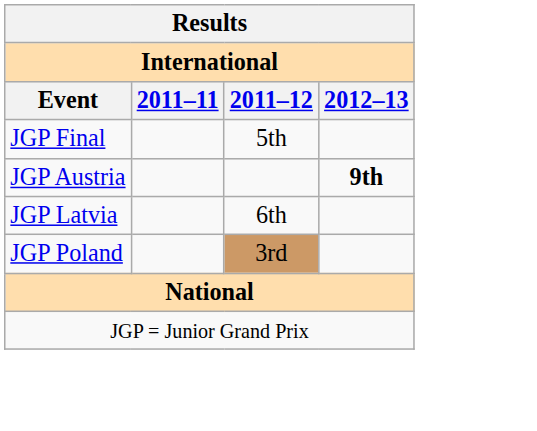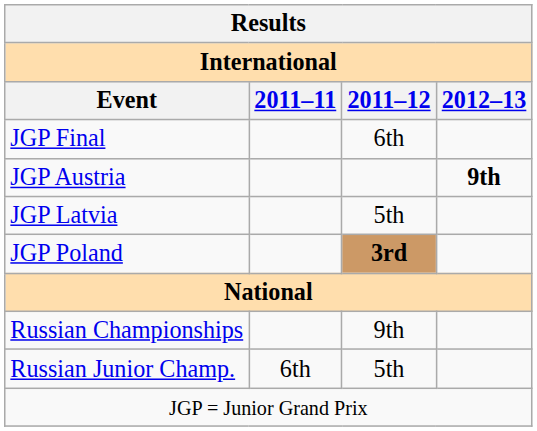(271, 138) 5th -> (389, 138) 6th
(271, 215) 6th -> (389, 215) 5th
(271, 253) normal -> (389, 253) bold
+ row: (127, 330)
+ row: (123, 368)
